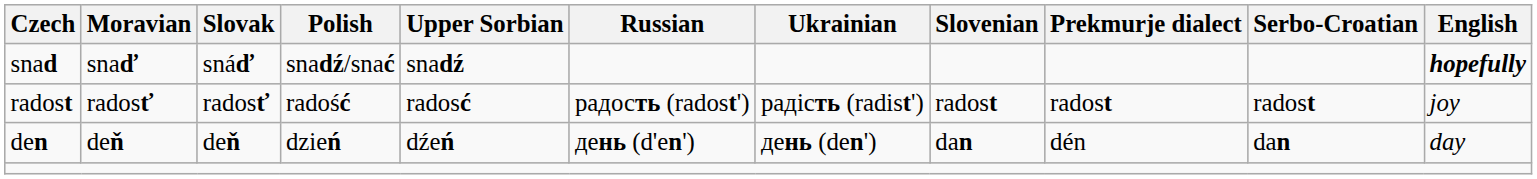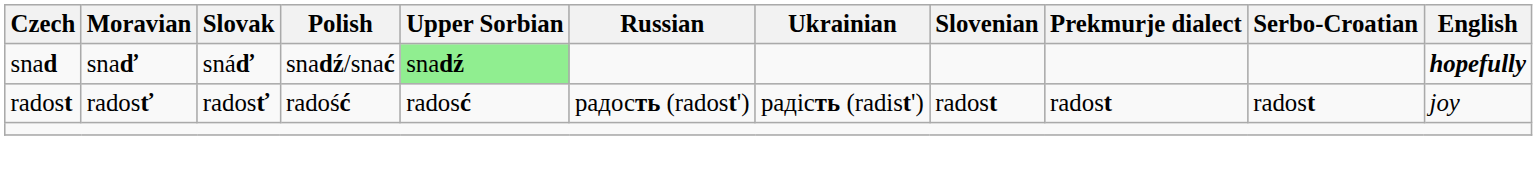(435, 63) no background -> (435, 63) lightgreen background
- row: (29, 142)
